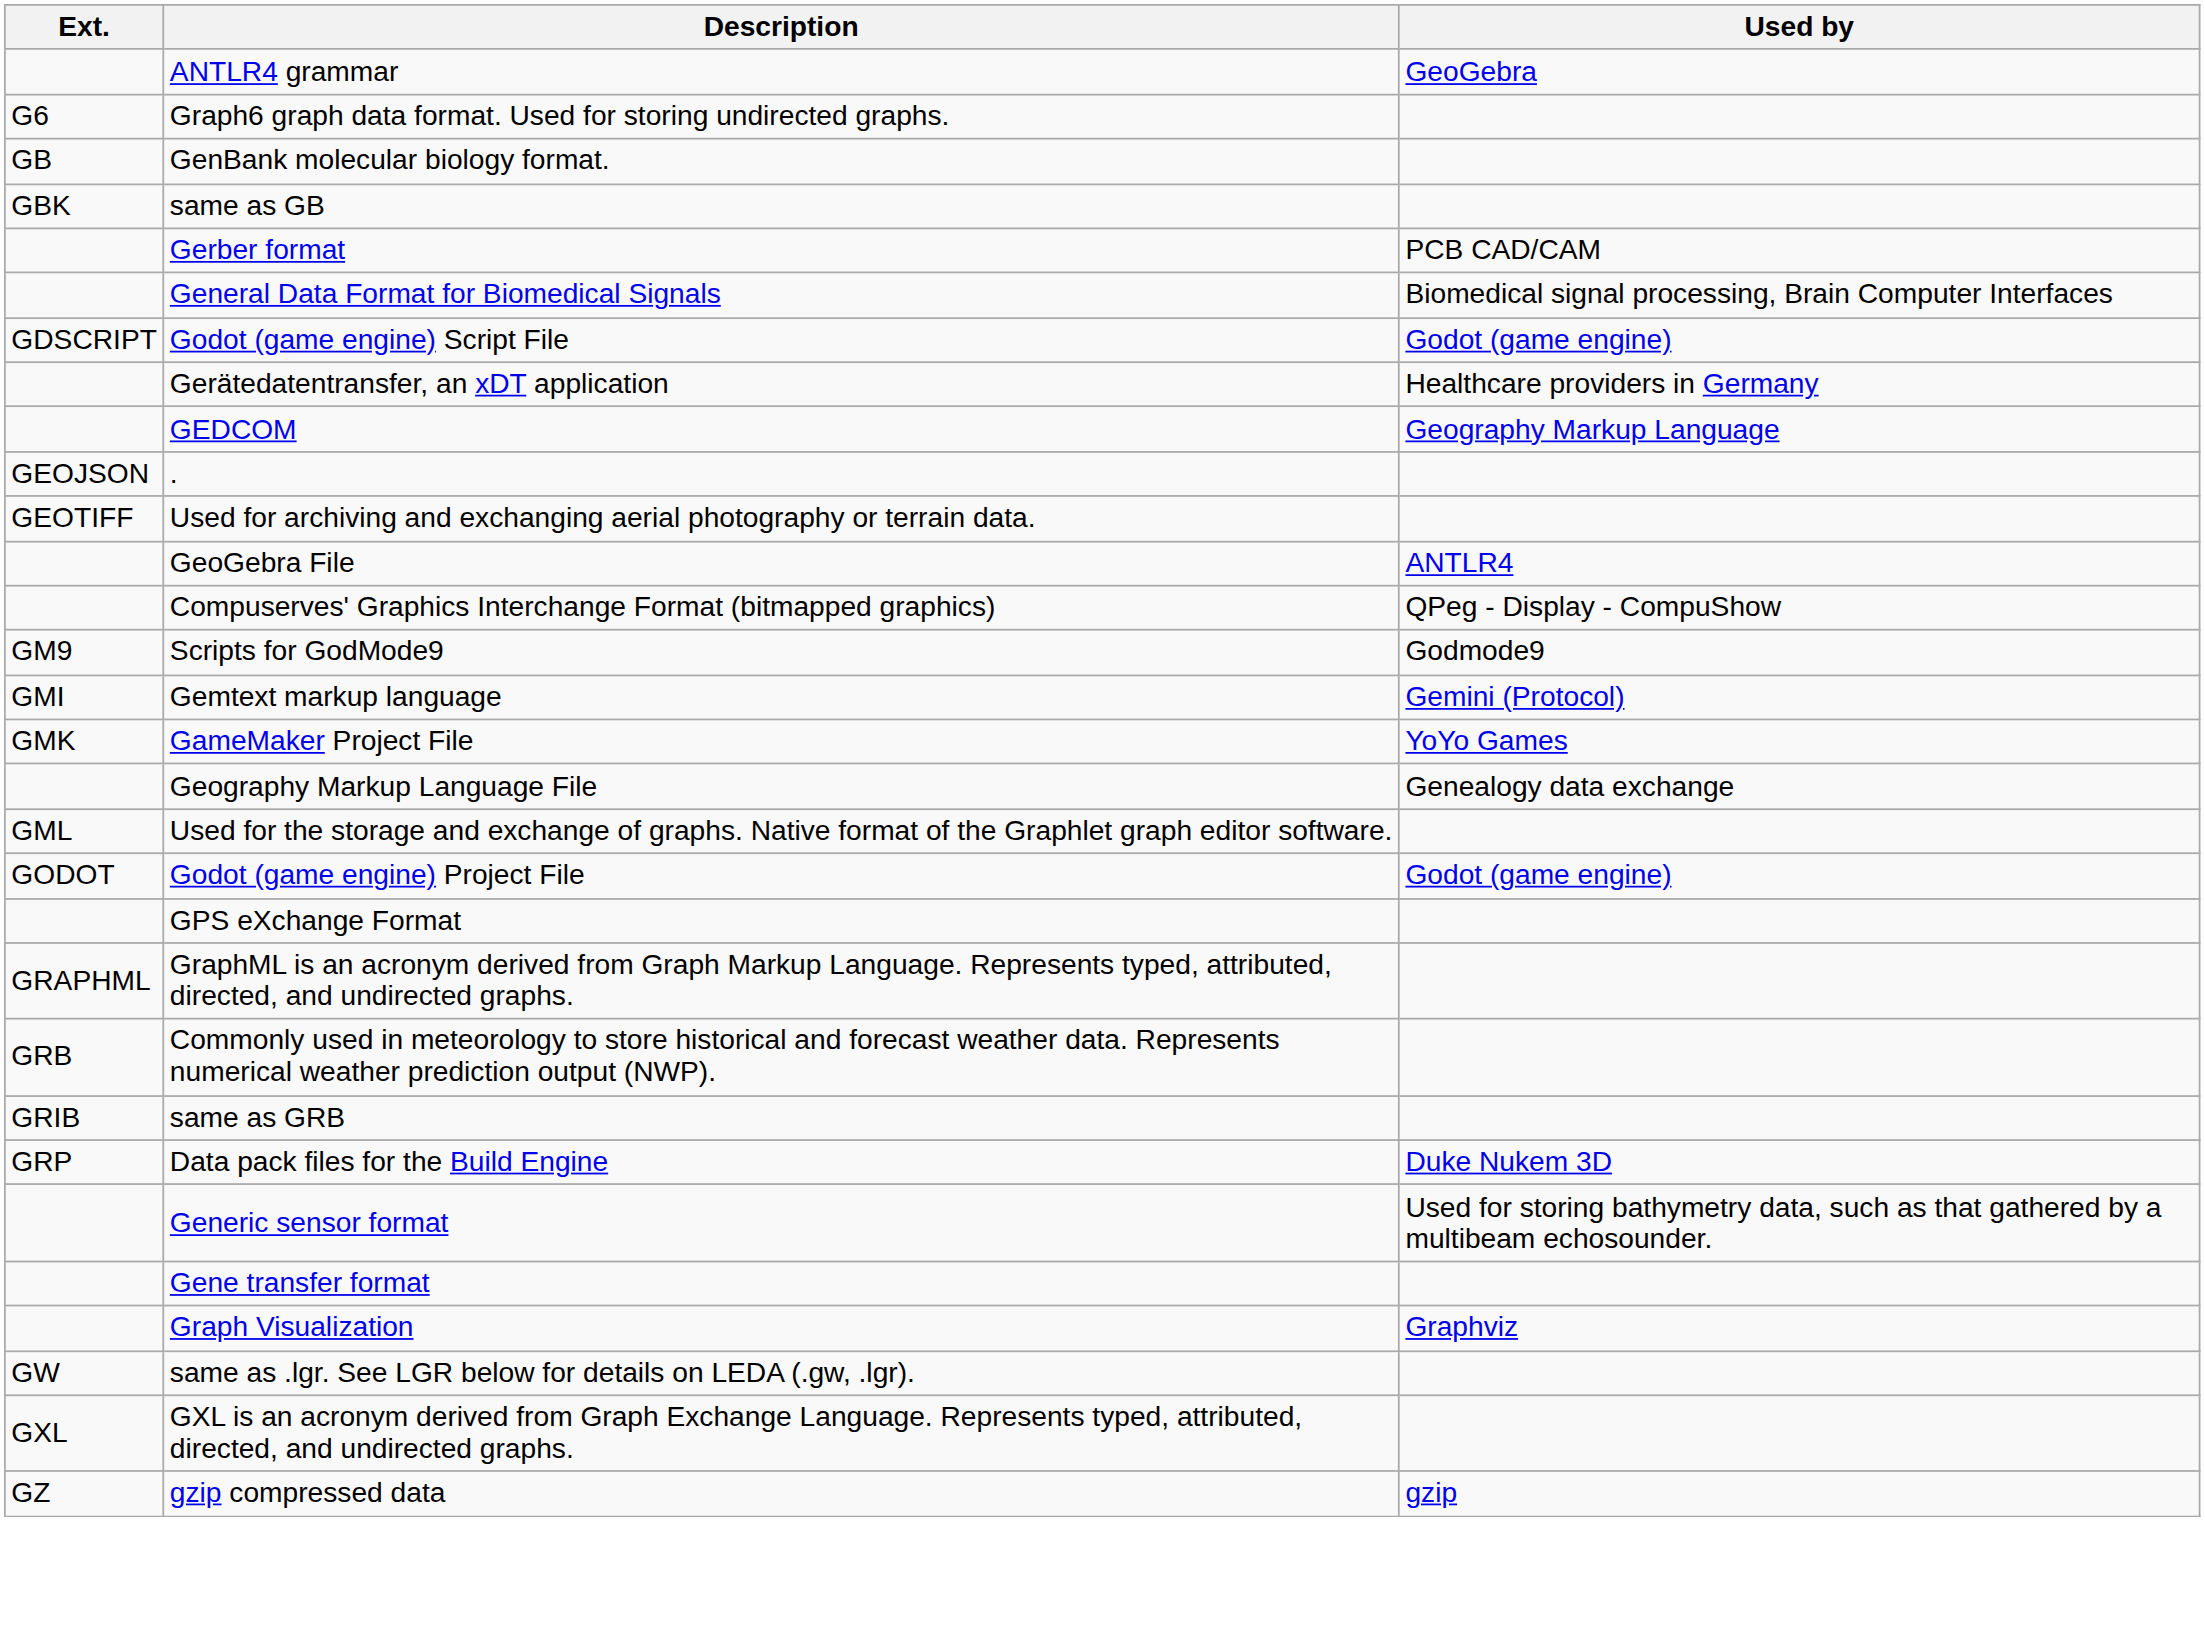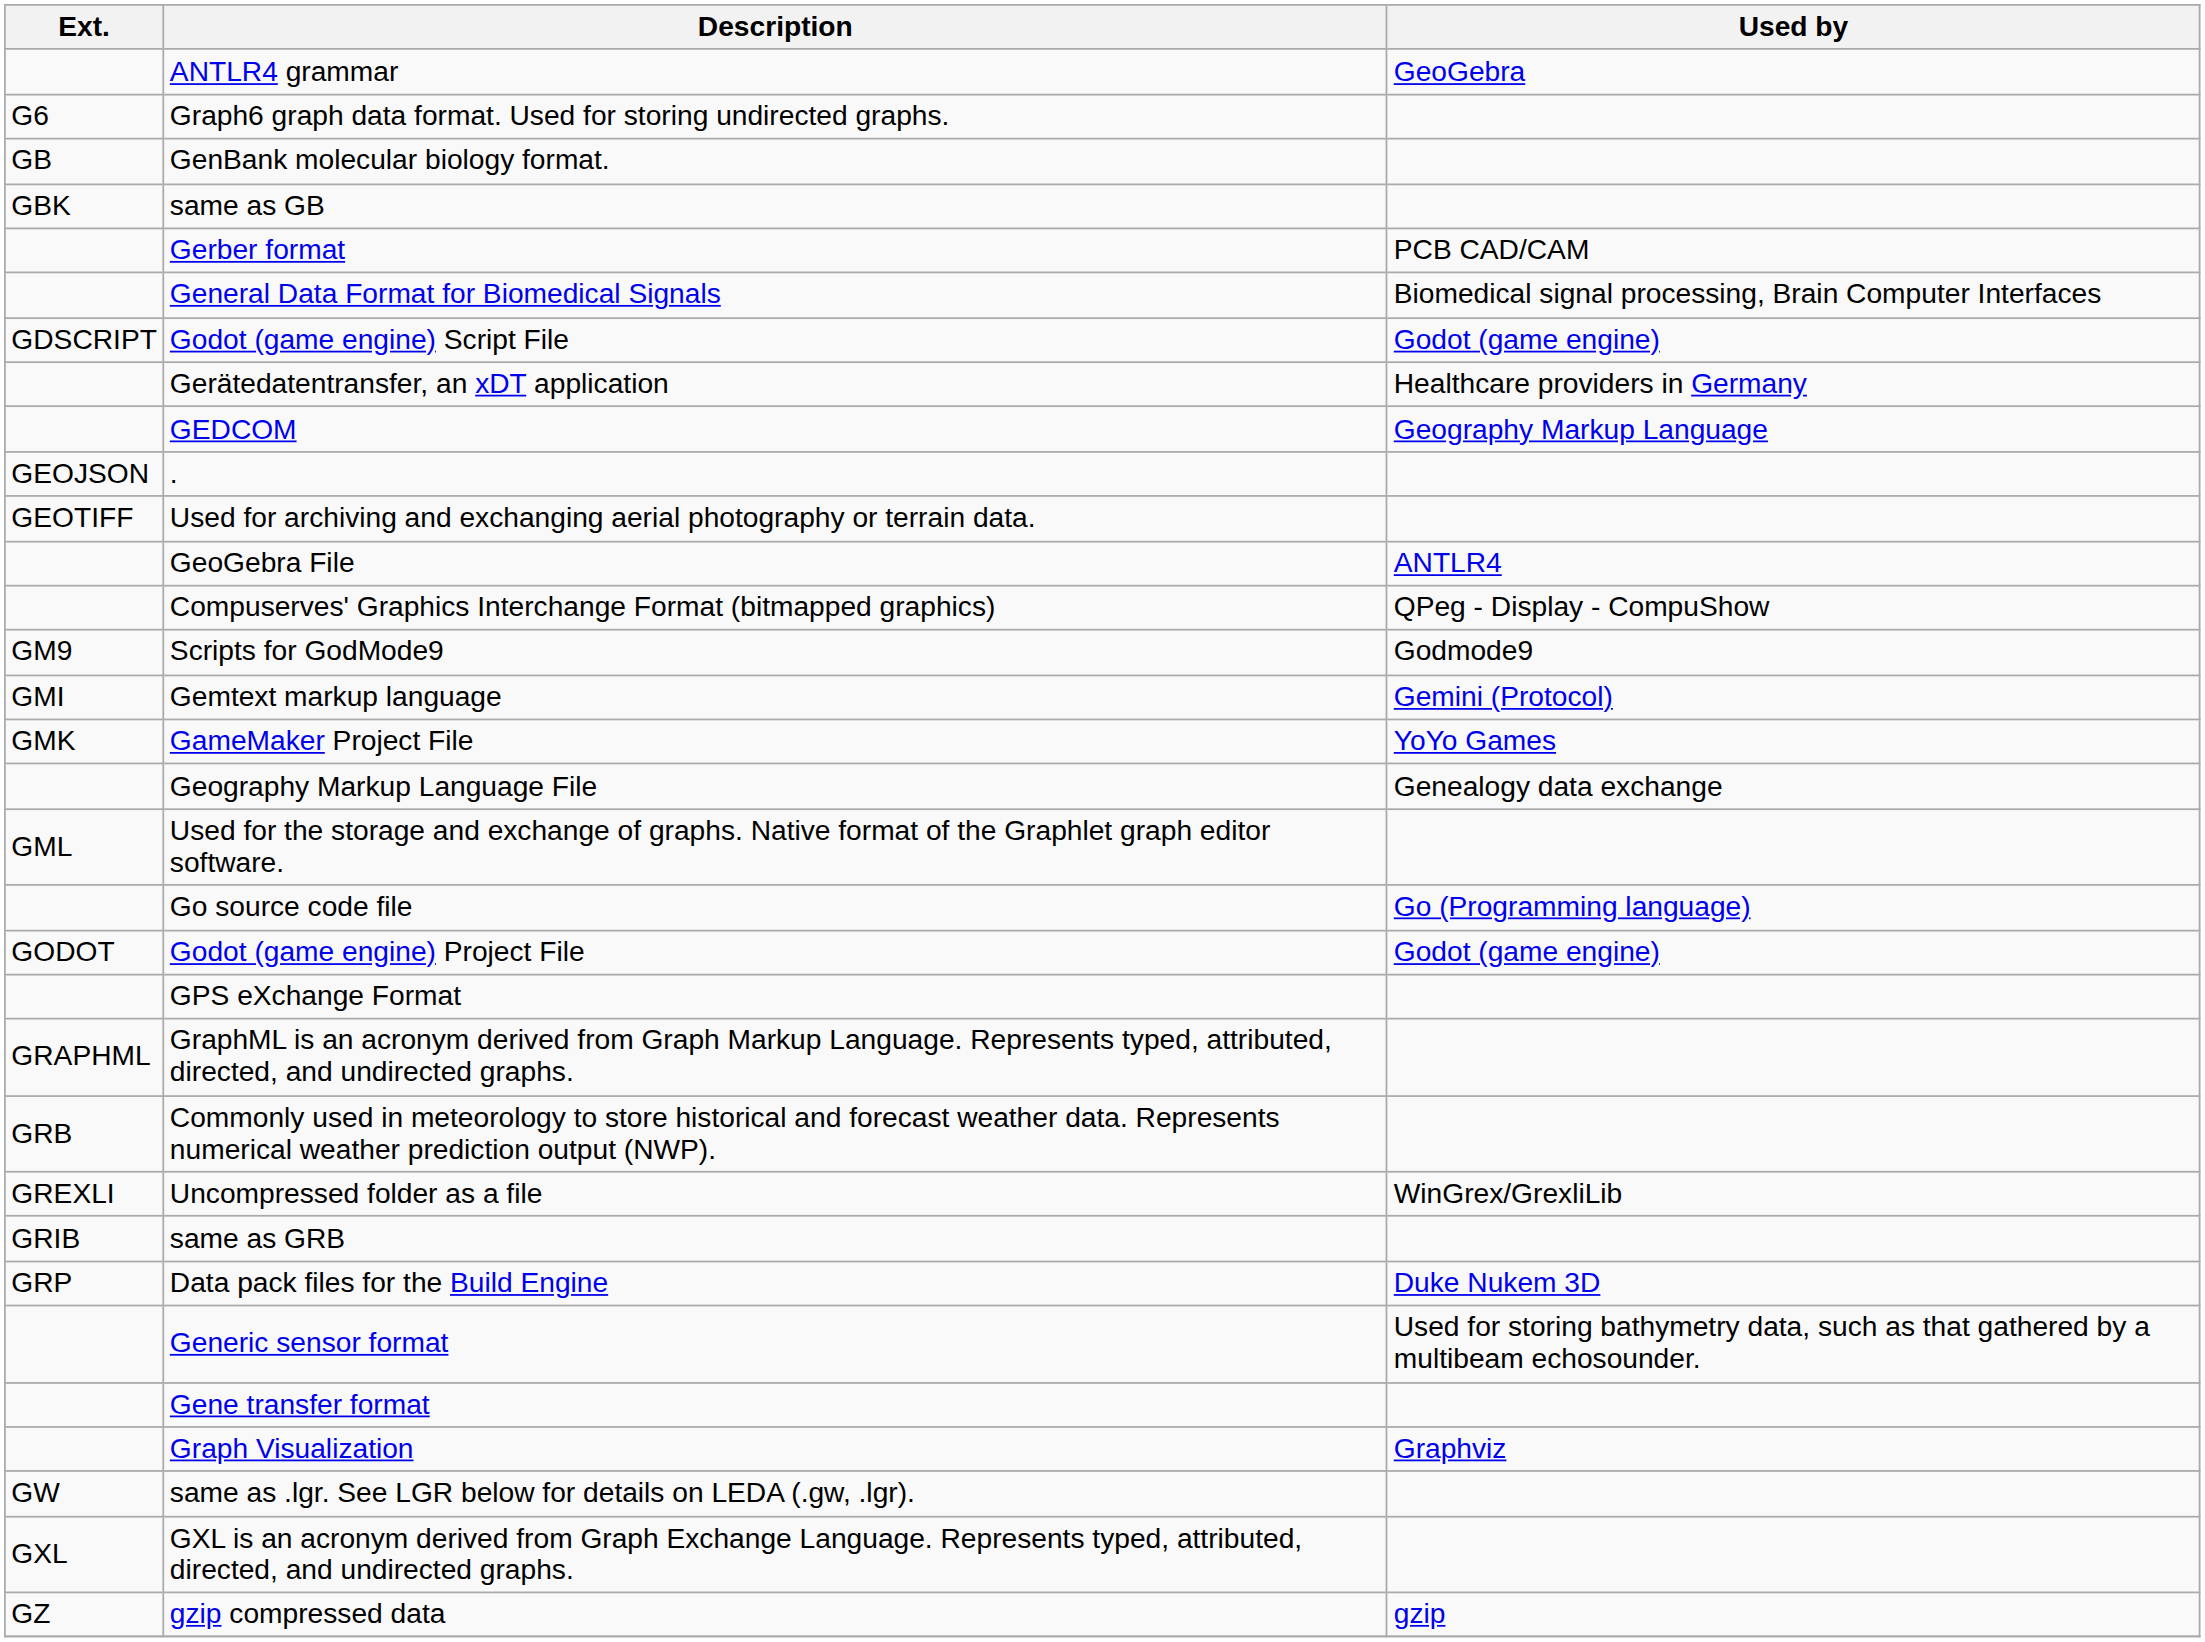+ row: (291, 907)
+ row: (356, 1193)
